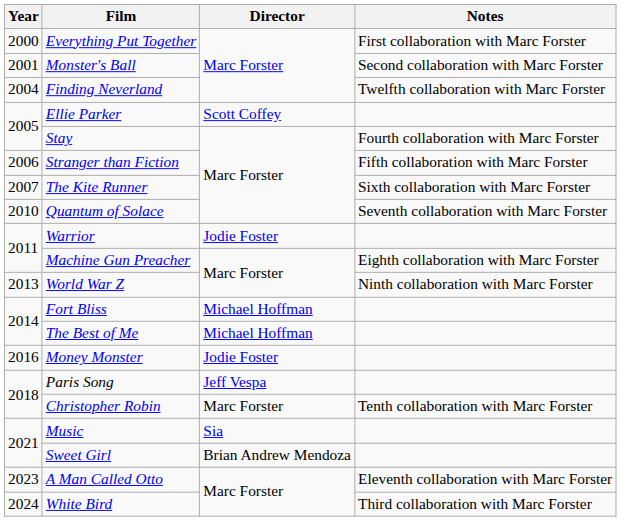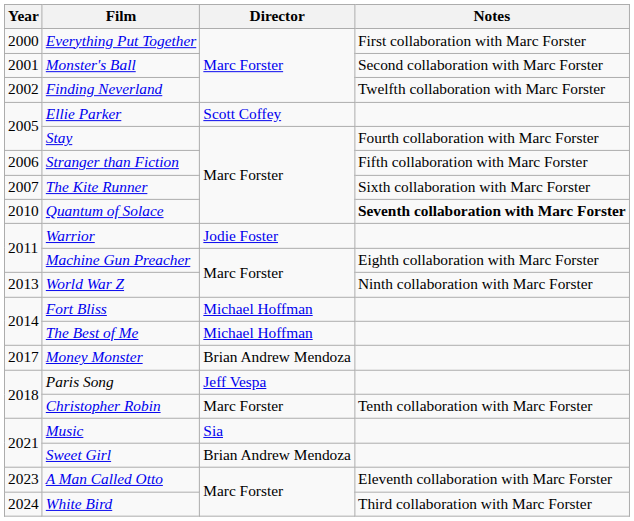(23, 89) 2004 -> (23, 89) 2002
(483, 211) normal -> (492, 211) bold
(23, 357) 2016 -> (23, 357) 2017
(241, 357) Jodie Foster -> (277, 357) Brian Andrew Mendoza
